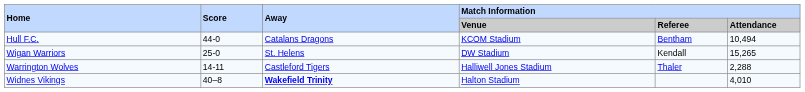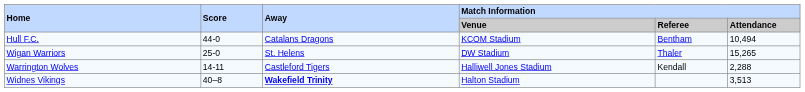(672, 53) Kendall -> (670, 53) Thaler
(670, 67) Thaler -> (672, 67) Kendall
(741, 81) 4,010 -> (741, 81) 3,513
